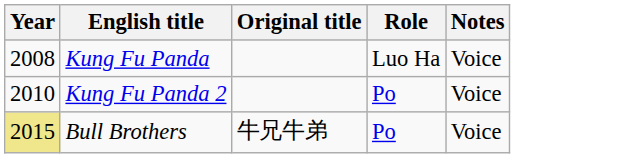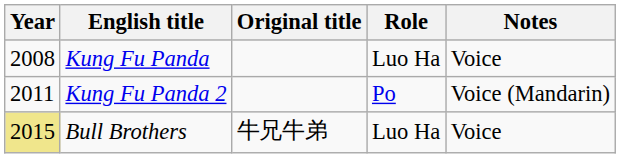(32, 93) 2010 -> (32, 93) 2011
(476, 93) Voice -> (530, 93) Voice (Mandarin)
(384, 131) Po -> (406, 131) Luo Ha
